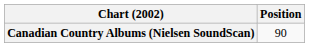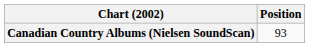(281, 33) 90 -> (281, 33) 93
